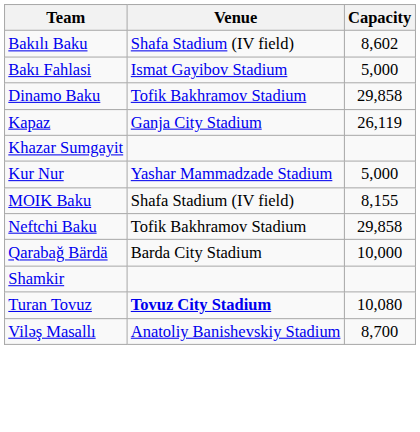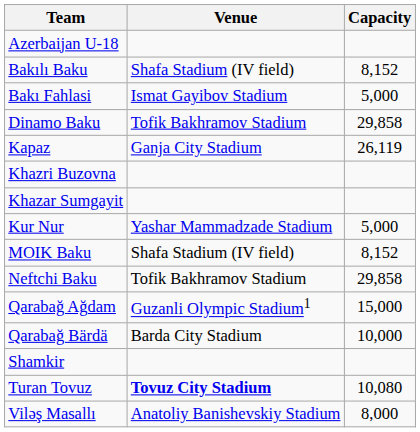+ row: (63, 43)
(380, 43) 8,602 -> (380, 69) 8,152
+ row: (62, 174)
(380, 200) 8,155 -> (380, 252) 8,152
+ row: (62, 307)
(380, 331) 8,700 -> (380, 414) 8,000
